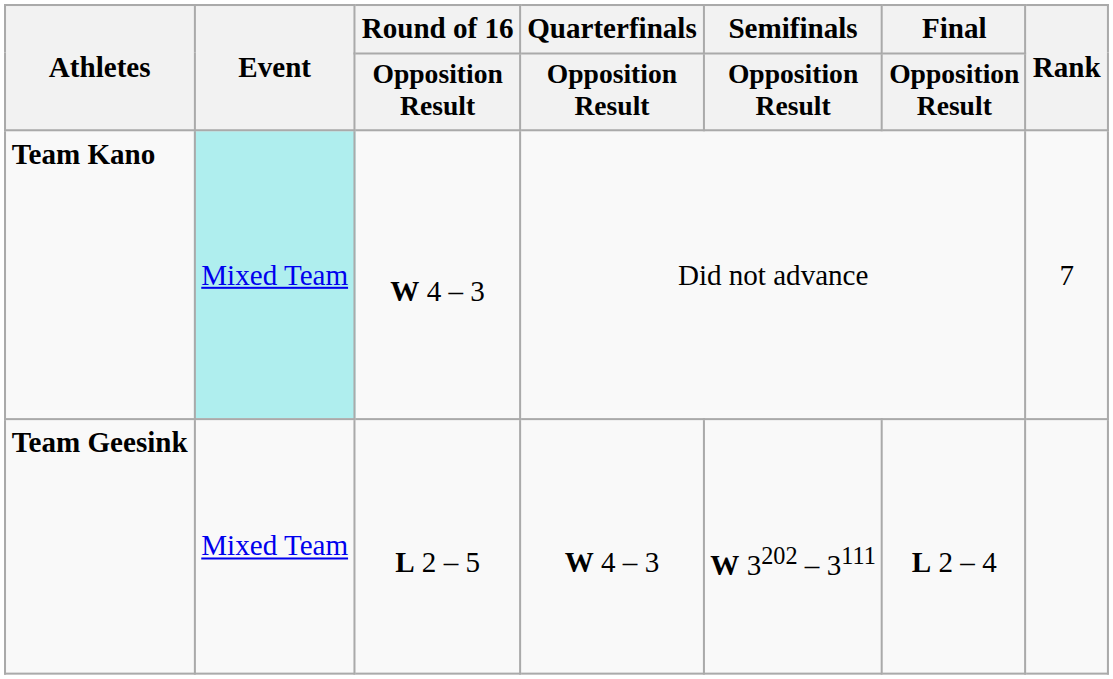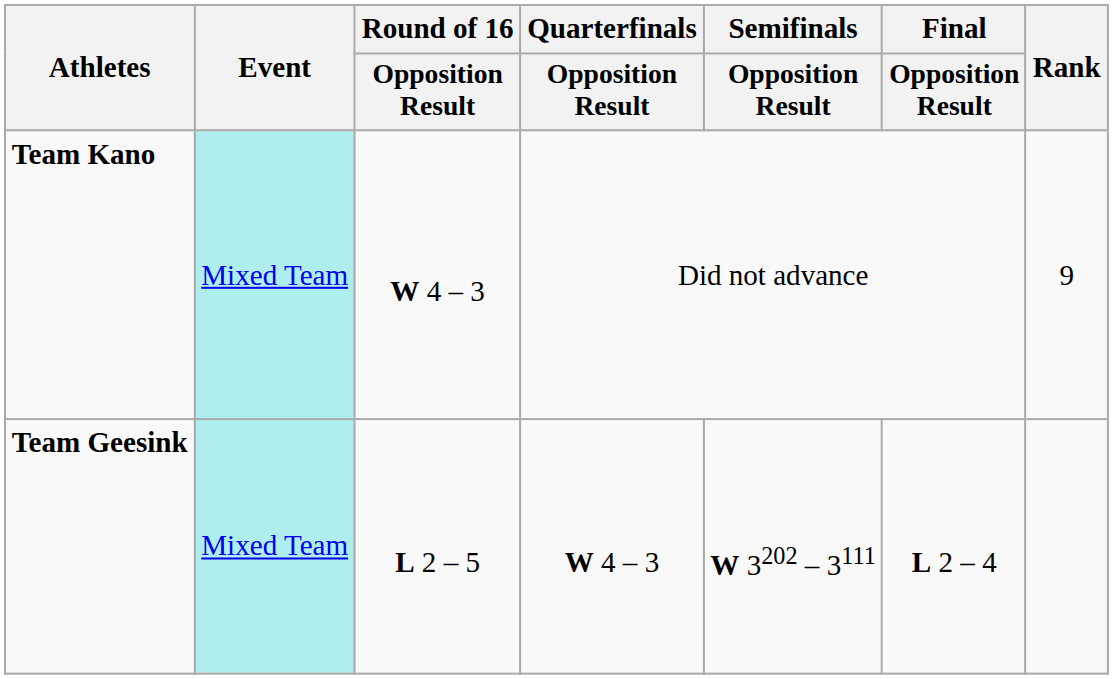(1067, 274) 7 -> (1067, 274) 9
(275, 545) no background -> (275, 545) paleturquoise background
